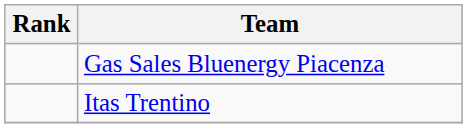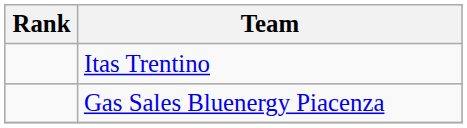rows swapped: (234, 63) <-> (147, 102)
